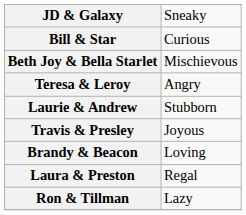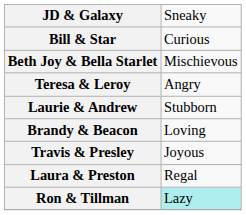rows swapped: (83, 130) <-> (83, 152)
(178, 198) no background -> (178, 198) paleturquoise background
